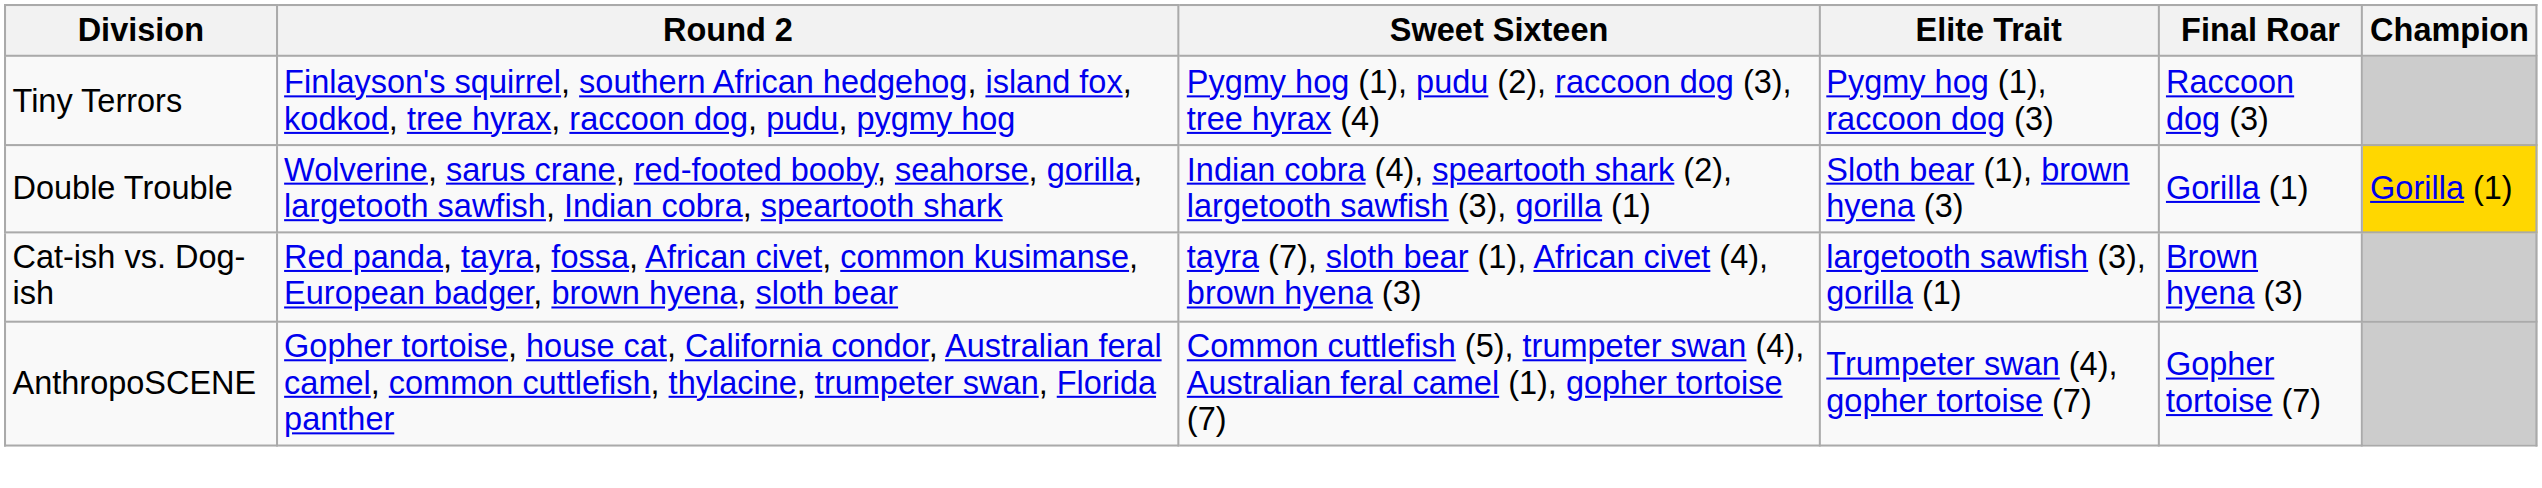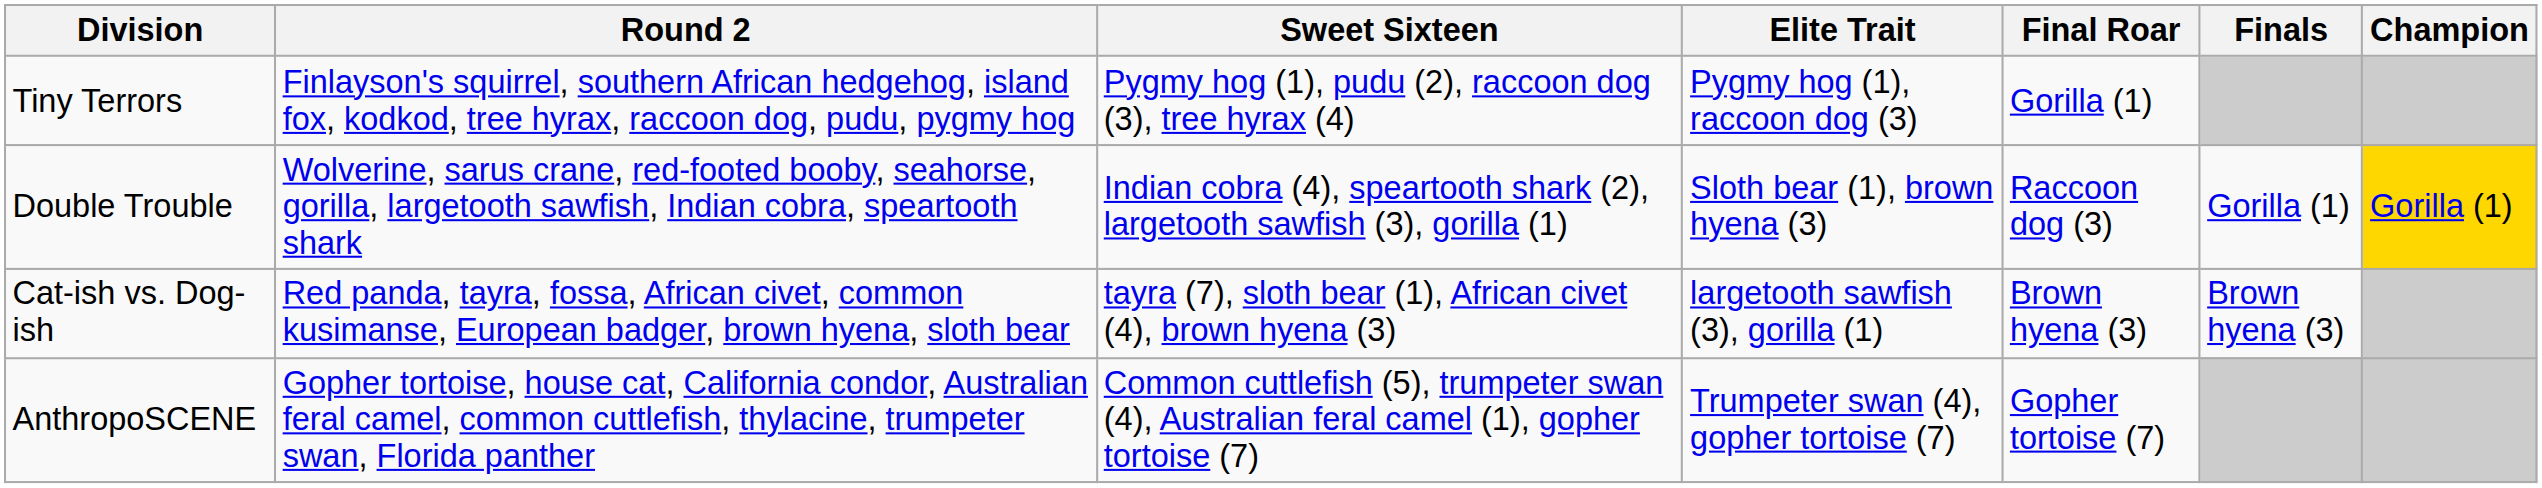+ column: (2281, 30)
(2230, 100) Raccoon dog (3) -> (2081, 100) Gorilla (1)
(2237, 188) Gorilla (1) -> (2074, 206) Raccoon dog (3)
